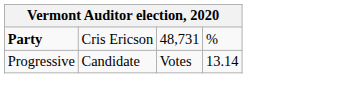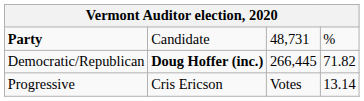(117, 38) Cris Ericson -> (180, 38) Candidate
+ row: (76, 61)
(111, 61) Candidate -> (187, 84) Cris Ericson
